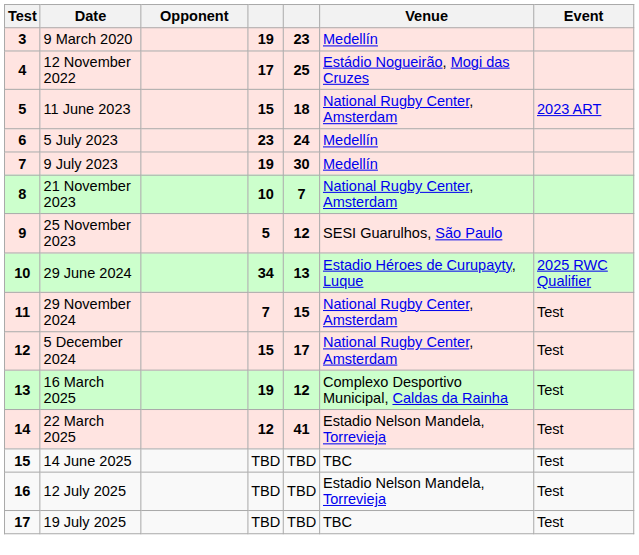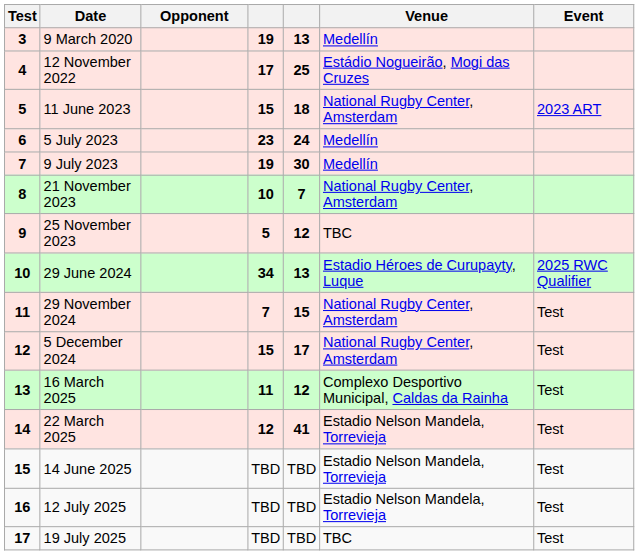(302, 39) 23 -> (302, 39) 13
(413, 234) SESI Guarulhos, São Paulo -> (338, 234) TBC
(266, 390) 19 -> (266, 390) 11
(338, 461) TBC -> (404, 469) Estadio Nelson Mandela, Torrevieja
